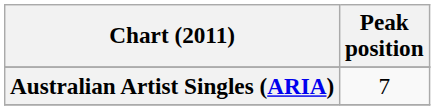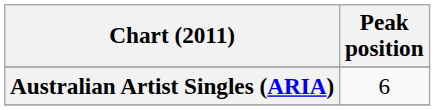(384, 85) 7 -> (384, 85) 6
